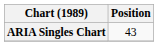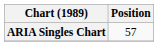(131, 31) 43 -> (131, 31) 57
